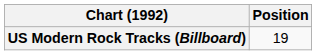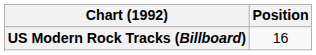(281, 38) 19 -> (281, 38) 16
